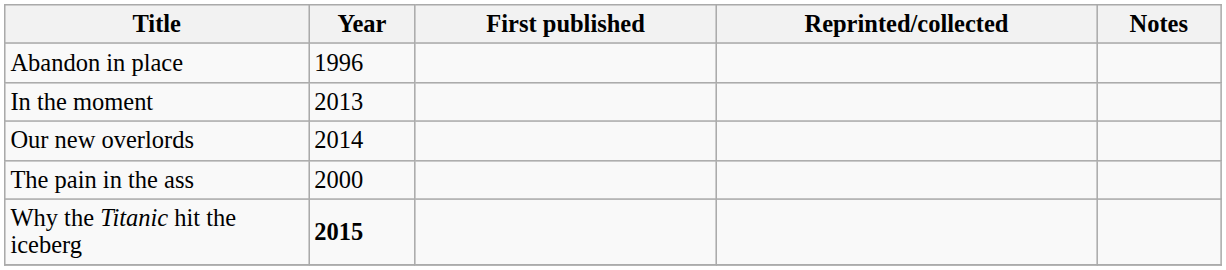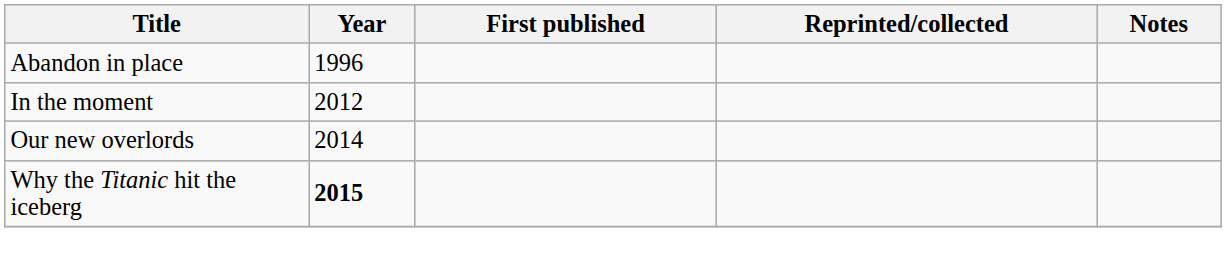(339, 101) 2013 -> (339, 101) 2012
- row: (102, 179)
